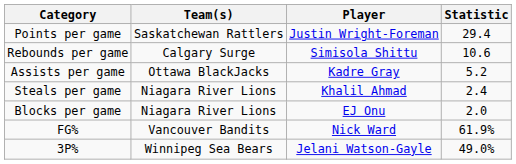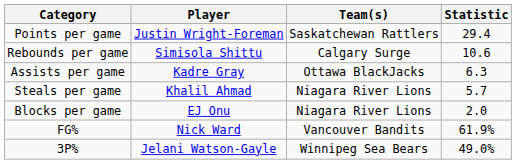columns swapped: (364, 14) <-> (209, 14)
(476, 72) 5.2 -> (476, 72) 6.3
(476, 91) 2.4 -> (476, 91) 5.7
